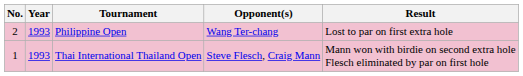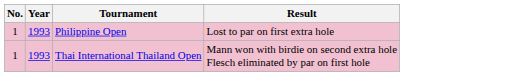- column: (263, 13)
(15, 31) 2 -> (15, 31) 1
